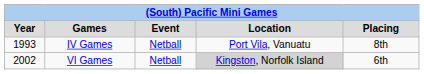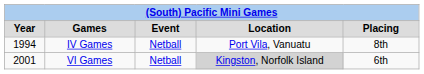(24, 45) 1993 -> (24, 45) 1994
(24, 61) 2002 -> (24, 61) 2001
